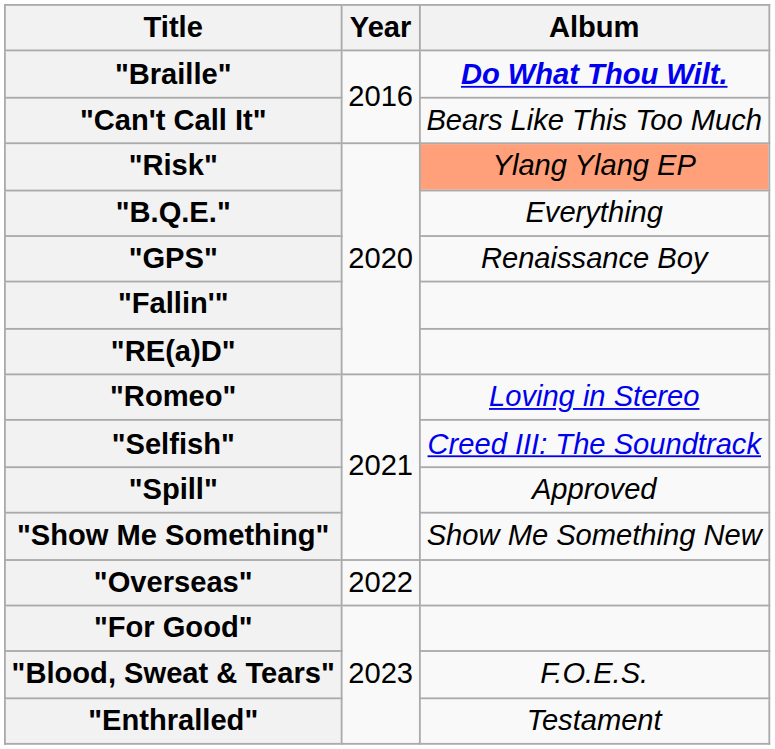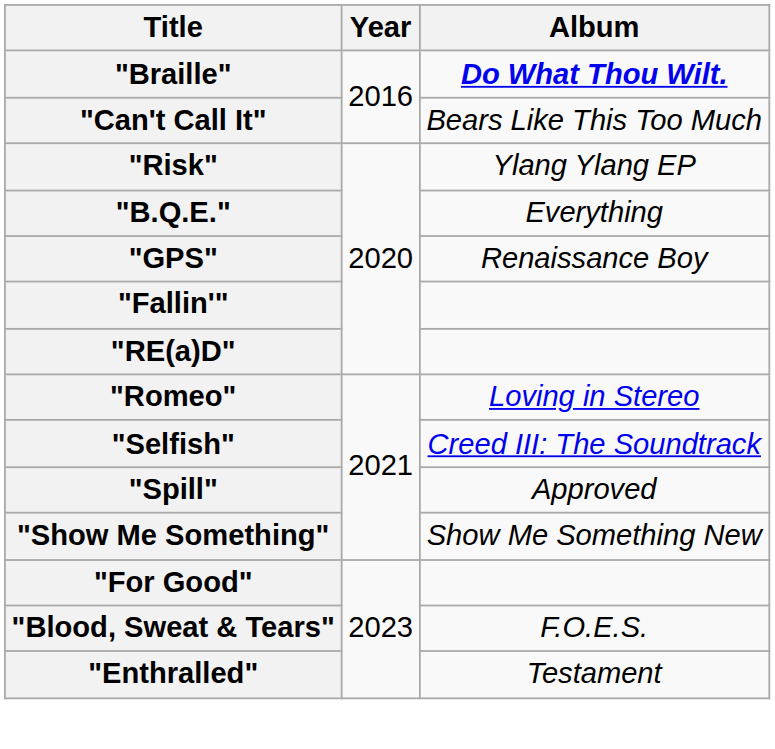(594, 166) lightsalmon background -> (594, 166) no background
- row: (173, 581)
